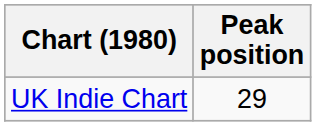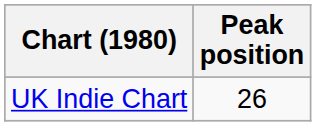(252, 98) 29 -> (252, 98) 26
